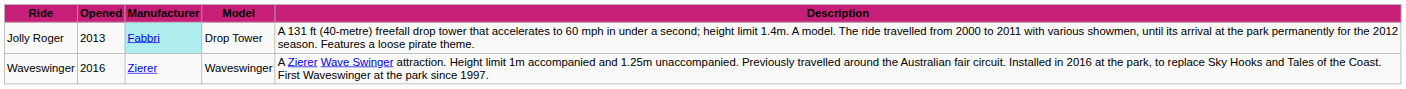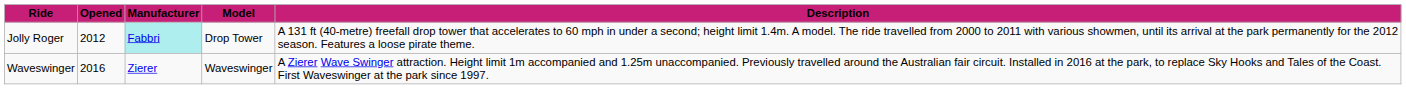(93, 37) 2013 -> (93, 37) 2012
